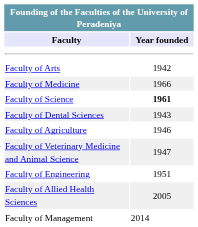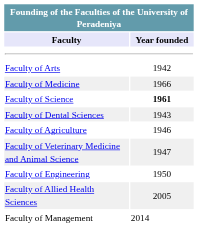(162, 174) 1951 -> (162, 174) 1950
